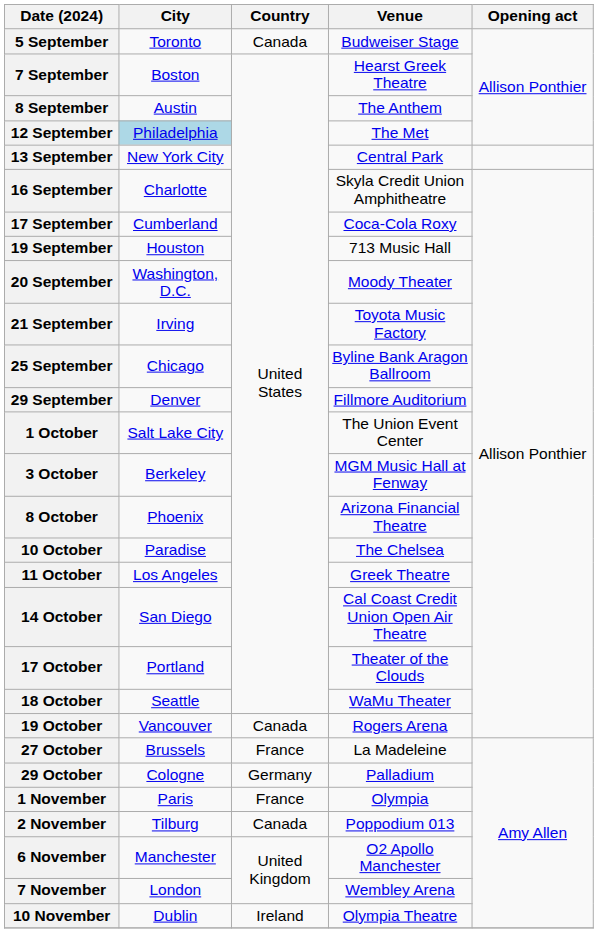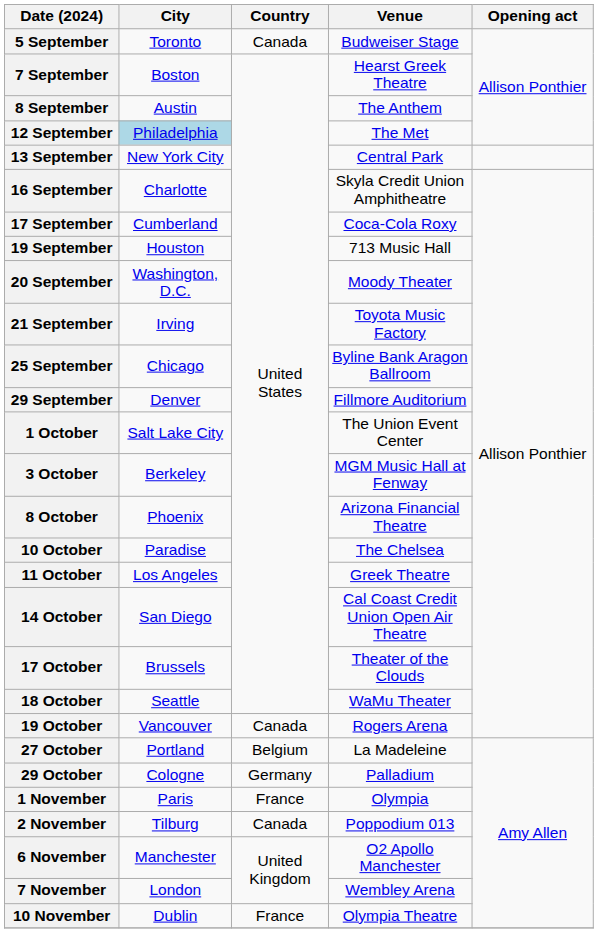(175, 667) Portland -> (175, 667) Brussels
(175, 750) Brussels -> (175, 750) Portland
(280, 750) France -> (280, 750) Belgium
(280, 915) Ireland -> (280, 915) France
